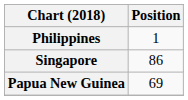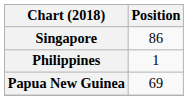rows swapped: (66, 38) <-> (66, 60)
